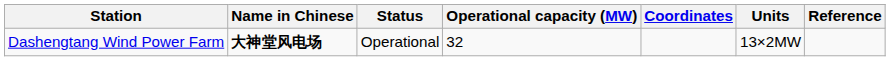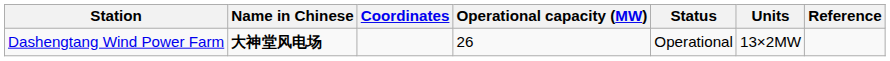columns swapped: (689, 16) <-> (400, 16)
(455, 42) 32 -> (465, 42) 26
